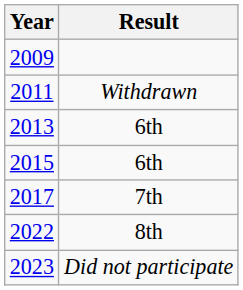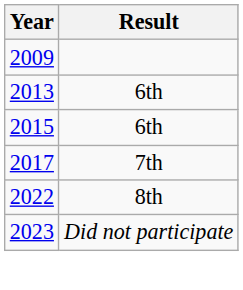- row: (32, 92)
